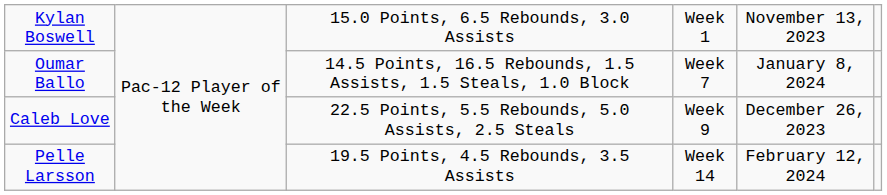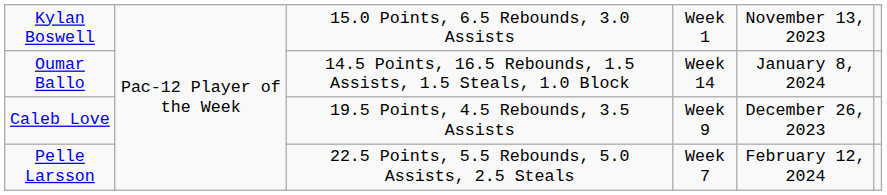(705, 74) Week 7 -> (705, 74) Week 14
(480, 120) 22.5 Points, 5.5 Rebounds, 5.0 Assists, 2.5 Steals -> (480, 120) 19.5 Points, 4.5 Rebounds, 3.5 Assists
(480, 167) 19.5 Points, 4.5 Rebounds, 3.5 Assists -> (480, 167) 22.5 Points, 5.5 Rebounds, 5.0 Assists, 2.5 Steals
(705, 167) Week 14 -> (705, 167) Week 7
